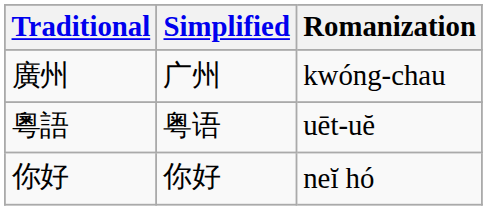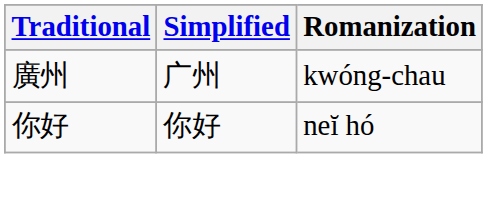- row: (40, 125)
